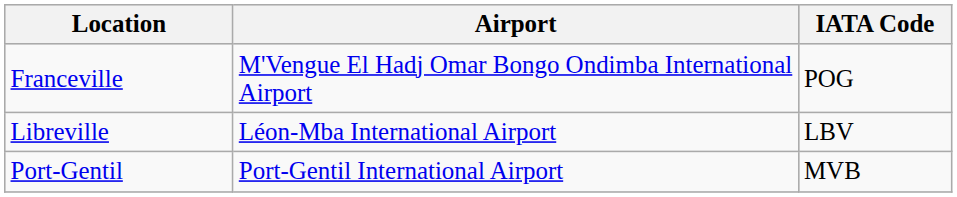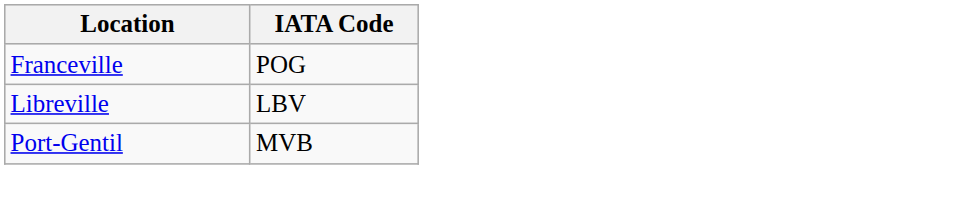- column: (516, 24)
